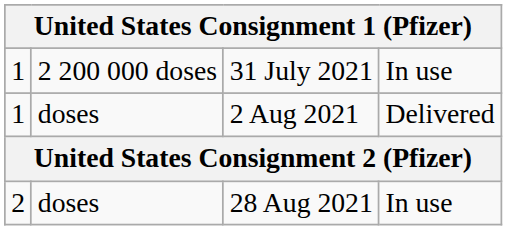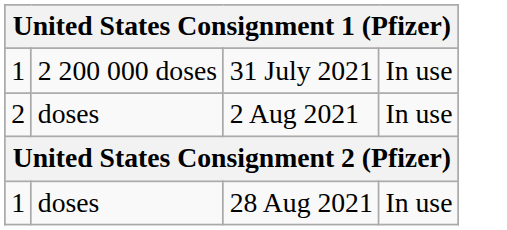(18, 114) 1 -> (18, 114) 2
(440, 114) Delivered -> (419, 114) In use
(18, 202) 2 -> (18, 202) 1
